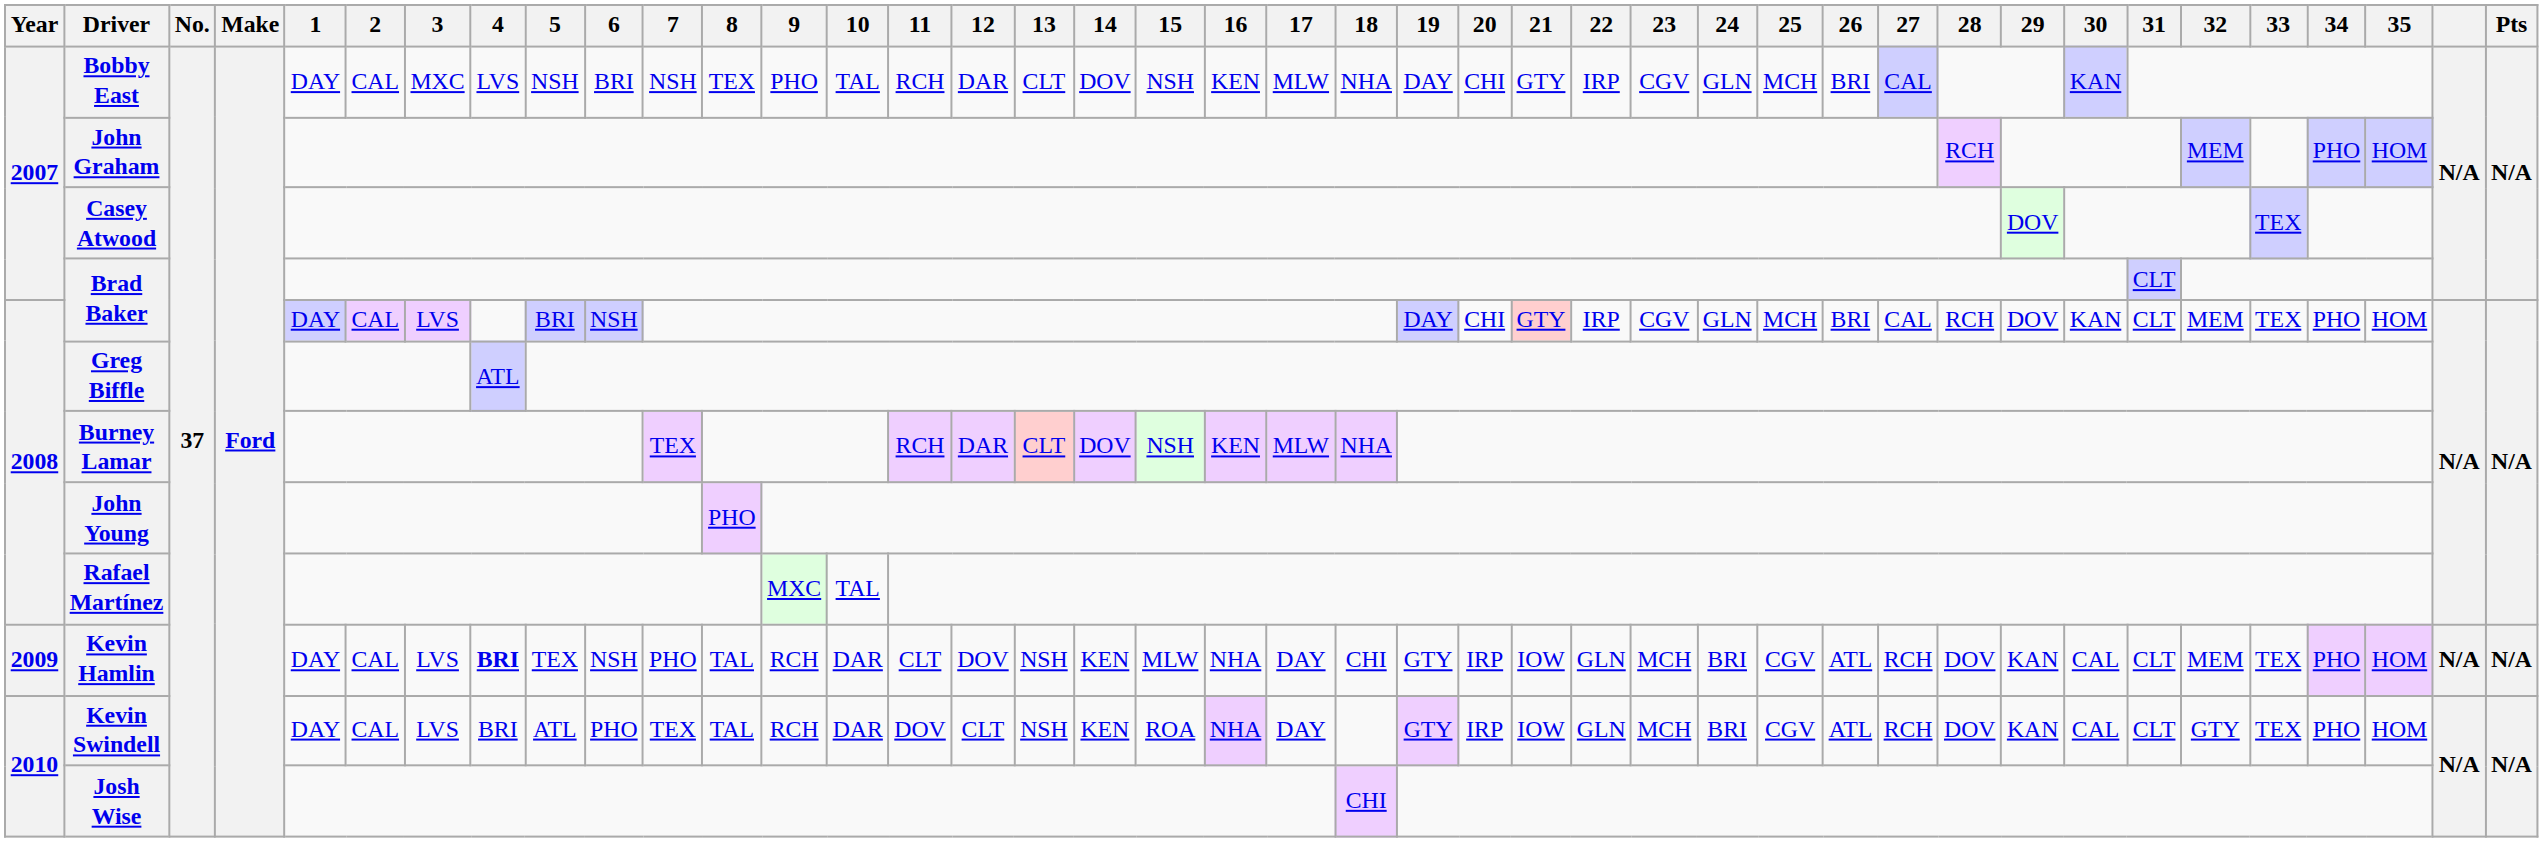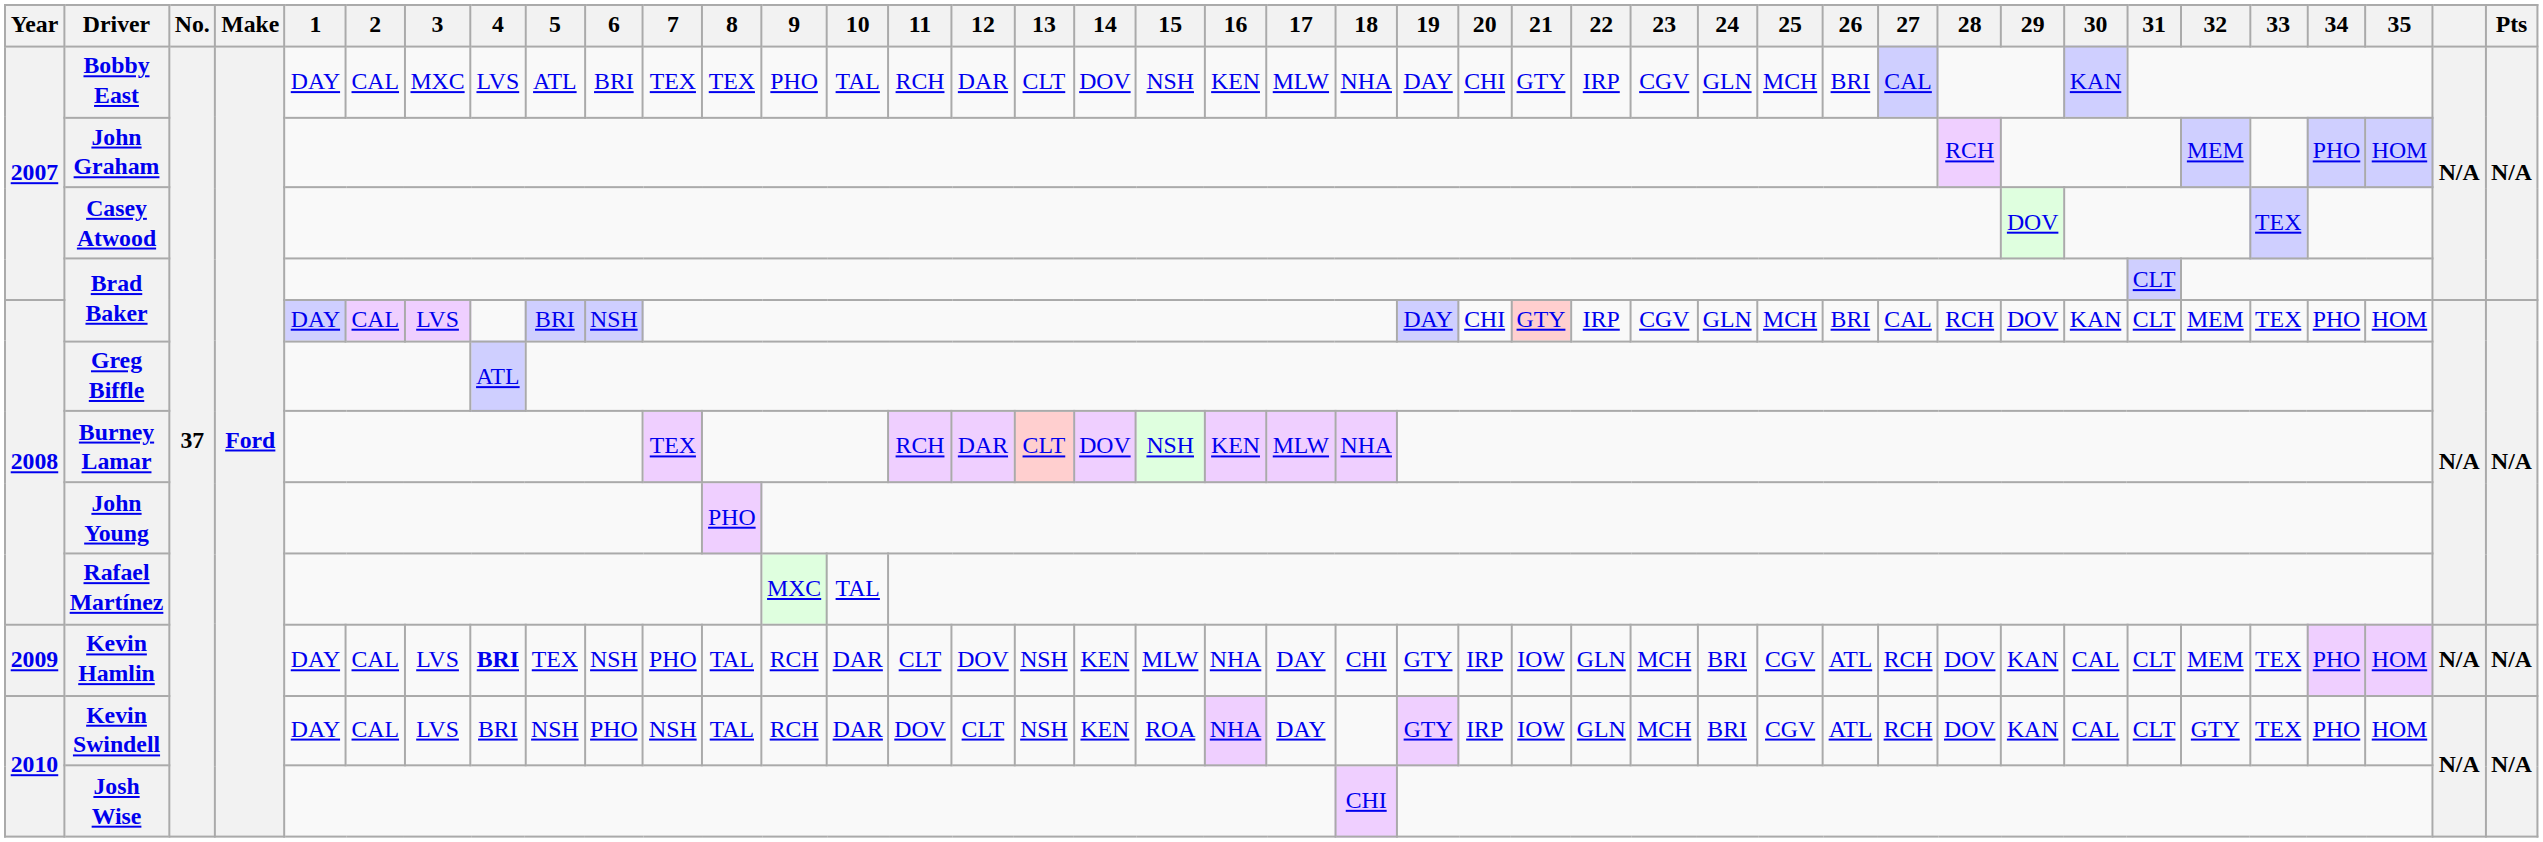(555, 81) NSH -> (555, 81) ATL
(673, 81) NSH -> (673, 81) TEX
(555, 730) ATL -> (555, 730) NSH
(673, 730) TEX -> (673, 730) NSH
